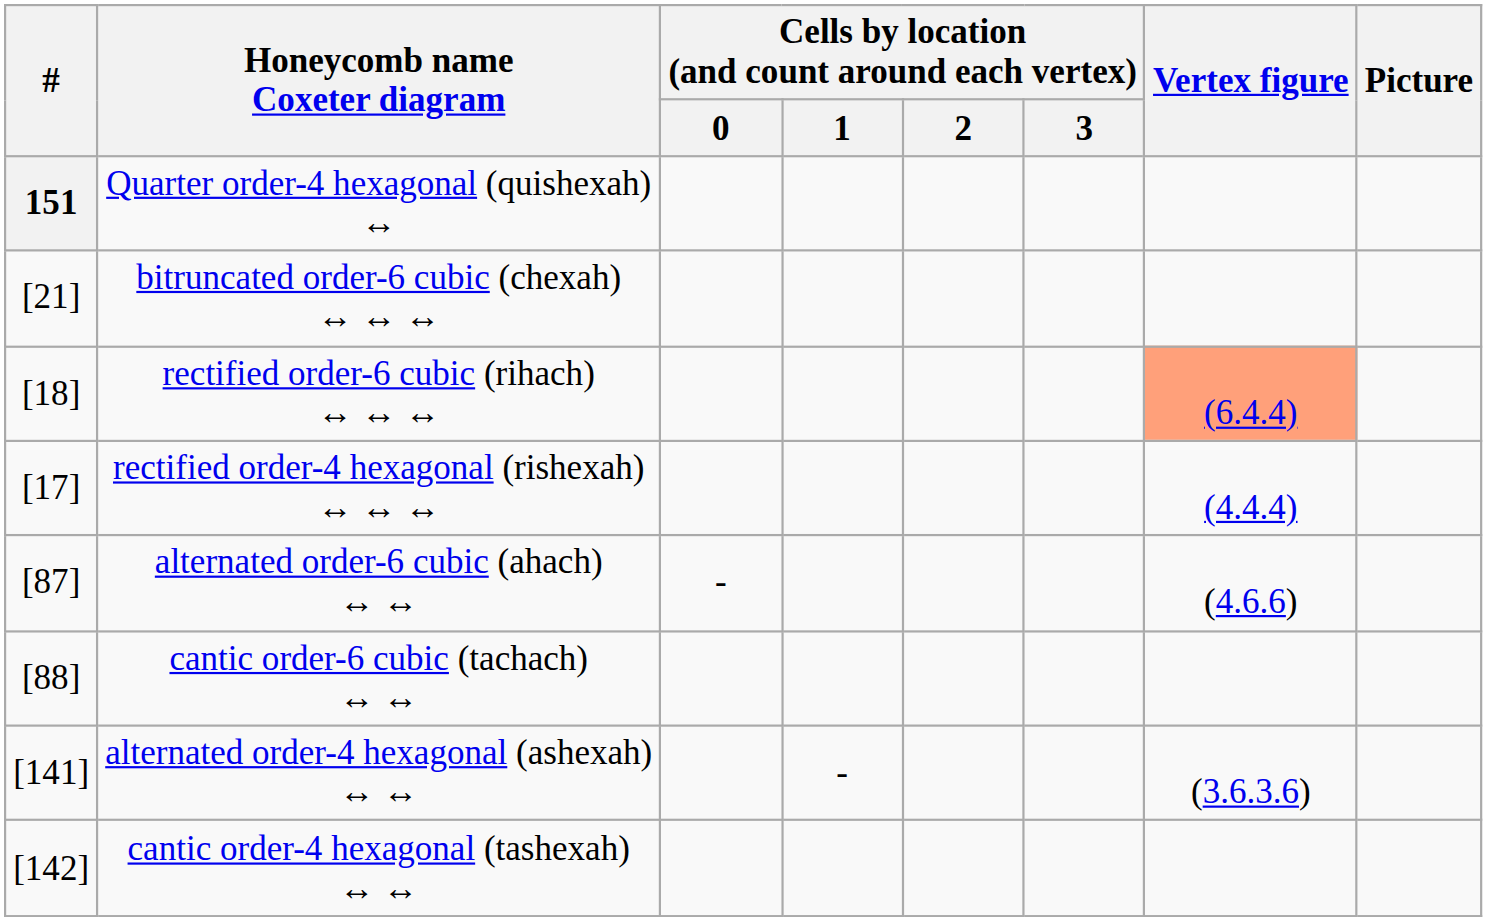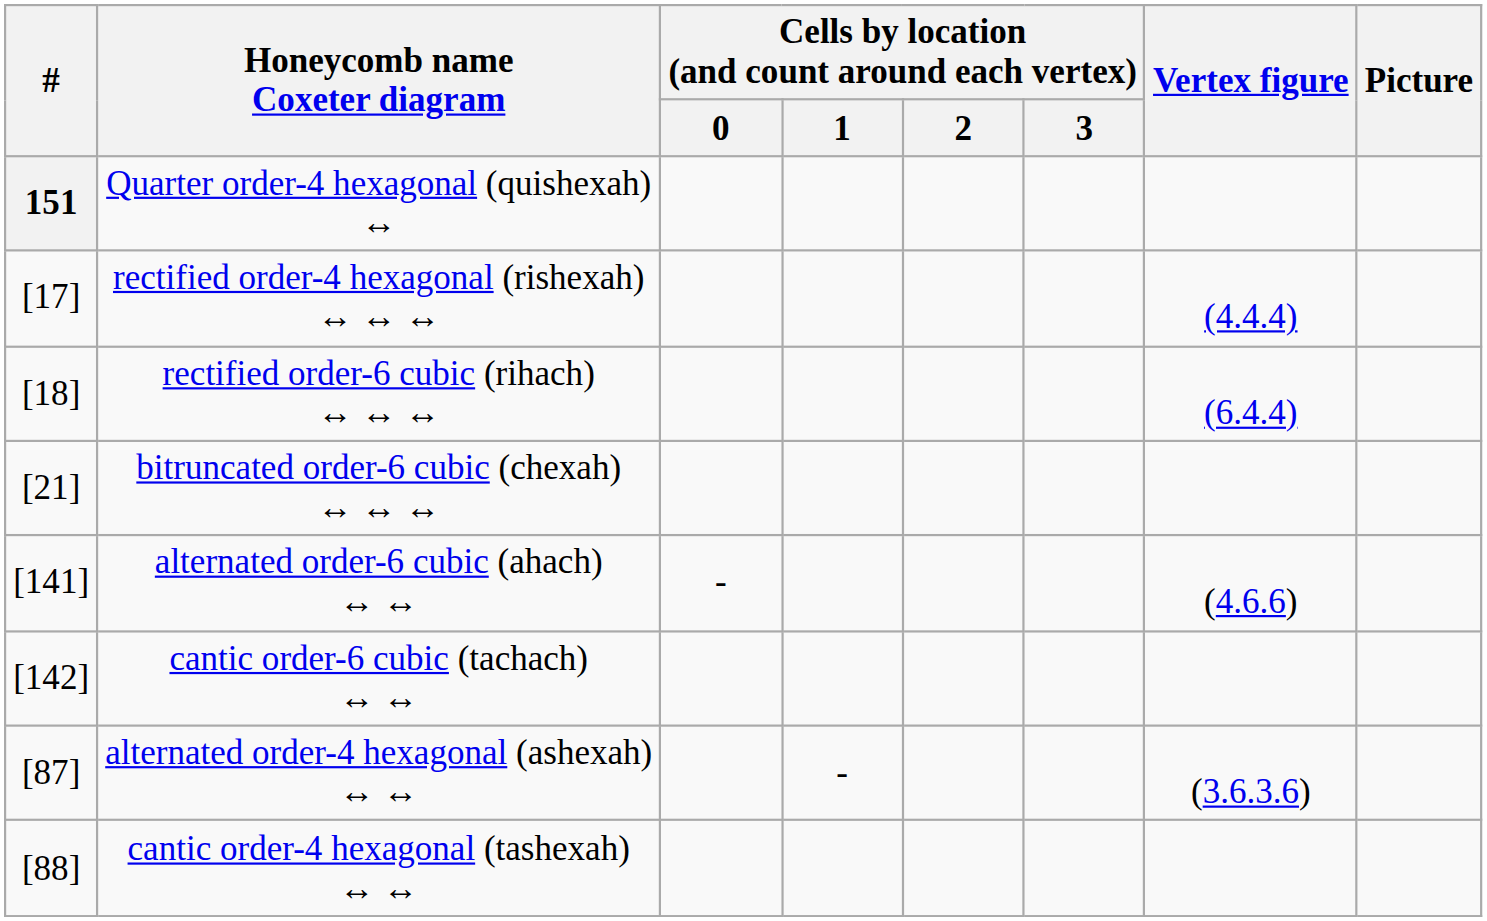rows swapped: (379, 487) <-> (379, 297)
(1251, 412) lightsalmon background -> (1251, 412) no background
(51, 582) [87] -> (51, 582) [141]
(51, 677) [88] -> (51, 677) [142]
(51, 772) [141] -> (51, 772) [87]
(51, 867) [142] -> (51, 867) [88]
